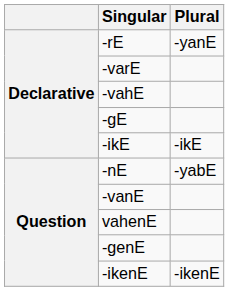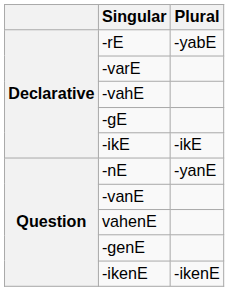(195, 42) -yanE -> (195, 42) -yabE
(195, 171) -yabE -> (195, 171) -yanE
